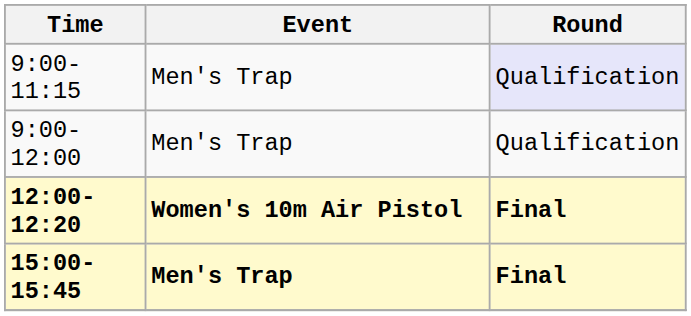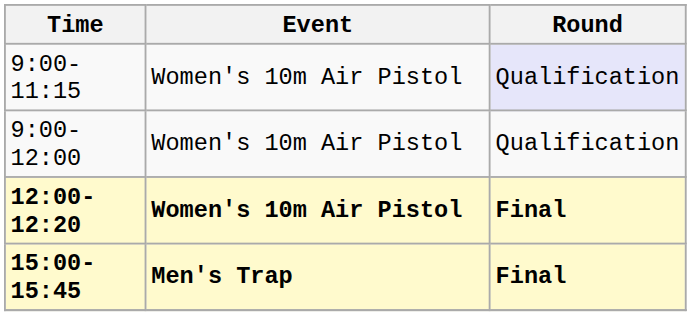(222, 77) Men's Trap -> (307, 77) Women's 10m Air Pistol
(222, 144) Men's Trap -> (307, 144) Women's 10m Air Pistol
